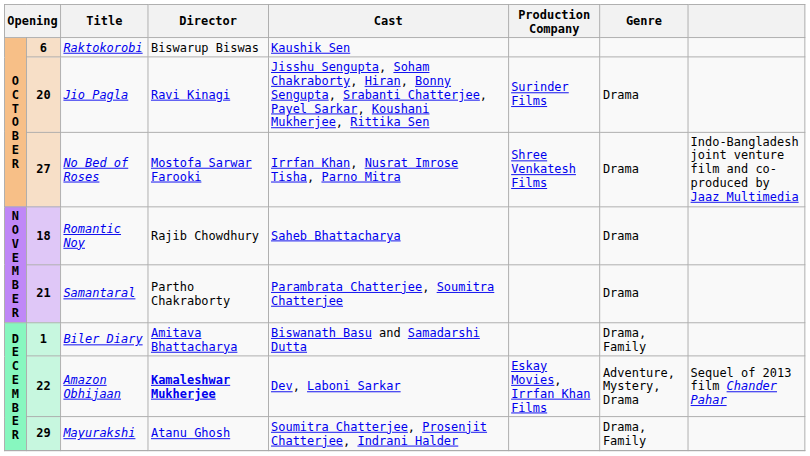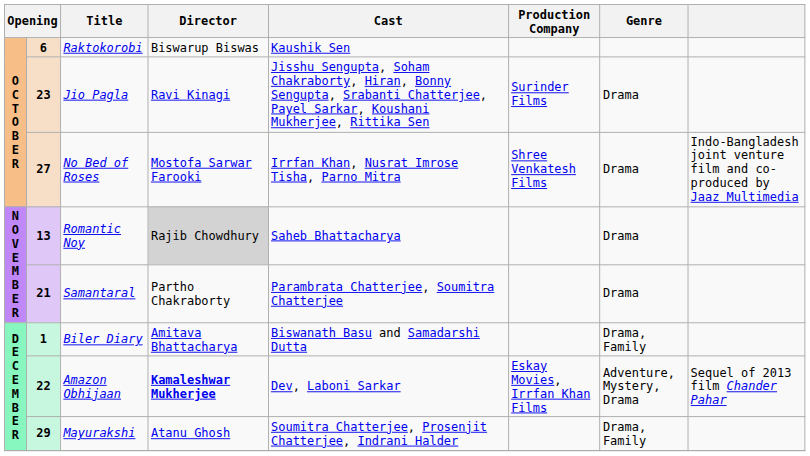(43, 95) 20 -> (43, 95) 23
(43, 236) 18 -> (43, 236) 13
(205, 236) no background -> (205, 236) lightgrey background
